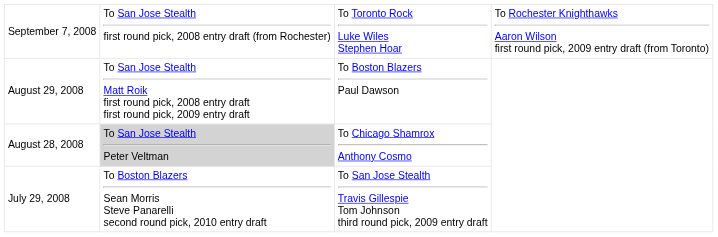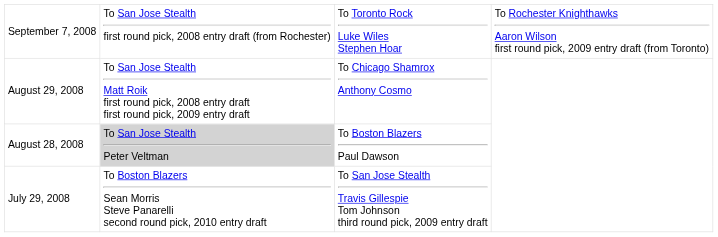(413, 79) To Boston Blazers Paul Dawson -> (413, 79) To Chicago Shamrox Anthony Cosmo
(413, 145) To Chicago Shamrox Anthony Cosmo -> (413, 145) To Boston Blazers Paul Dawson
